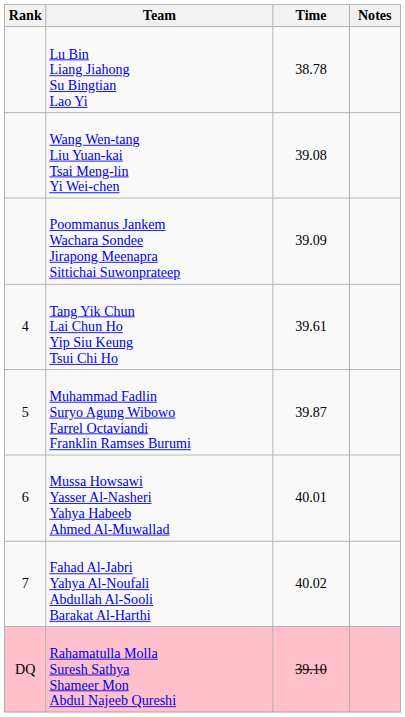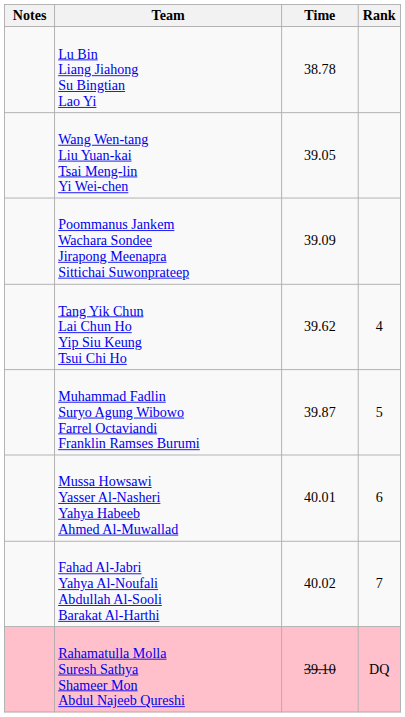columns swapped: (25, 15) <-> (375, 15)
(311, 155) 39.08 -> (320, 155) 39.05
(311, 326) 39.61 -> (320, 326) 39.62
